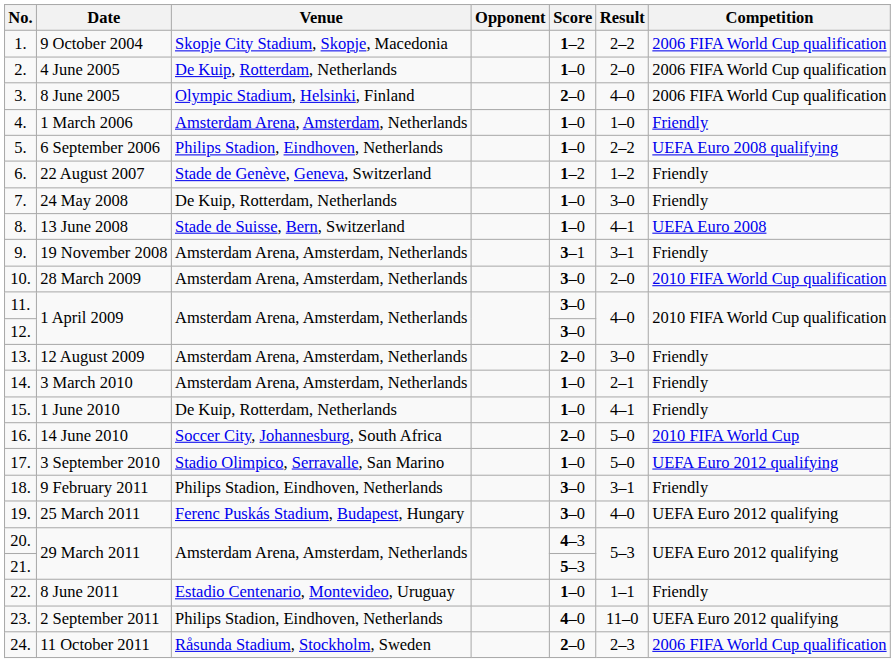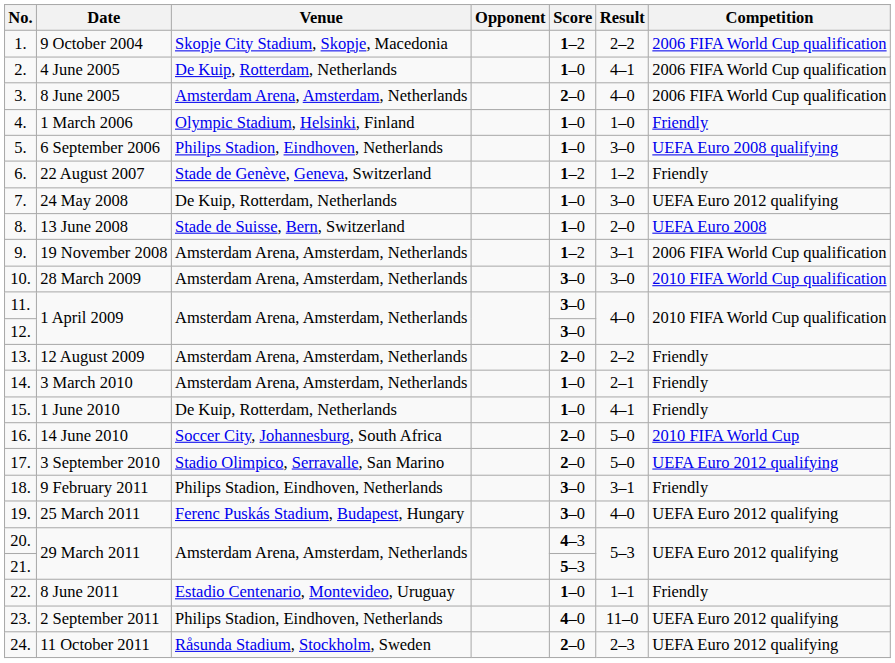(622, 69) 2–0 -> (622, 69) 4–1
(295, 95) Olympic Stadium, Helsinki, Finland -> (321, 95) Amsterdam Arena, Amsterdam, Netherlands
(321, 122) Amsterdam Arena, Amsterdam, Netherlands -> (295, 122) Olympic Stadium, Helsinki, Finland
(622, 148) 2–2 -> (622, 148) 3–0
(680, 200) Friendly -> (745, 200) UEFA Euro 2012 qualifying
(622, 226) 4–1 -> (622, 226) 2–0
(573, 252) 3–1 -> (573, 252) 1–2
(680, 252) Friendly -> (769, 252) 2006 FIFA World Cup qualification
(622, 278) 2–0 -> (622, 278) 3–0
(622, 357) 3–0 -> (622, 357) 2–2
(573, 461) 1–0 -> (573, 461) 2–0
(769, 644) 2006 FIFA World Cup qualification -> (745, 644) UEFA Euro 2012 qualifying
